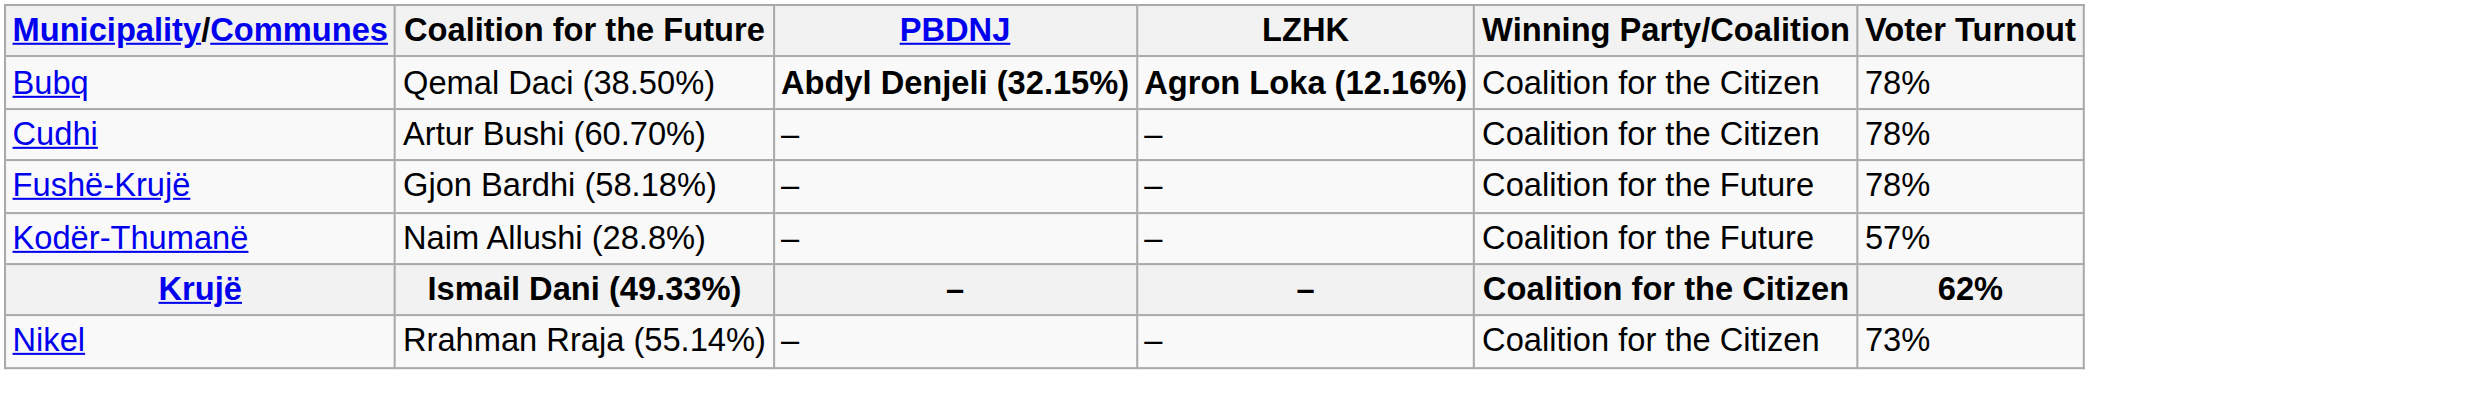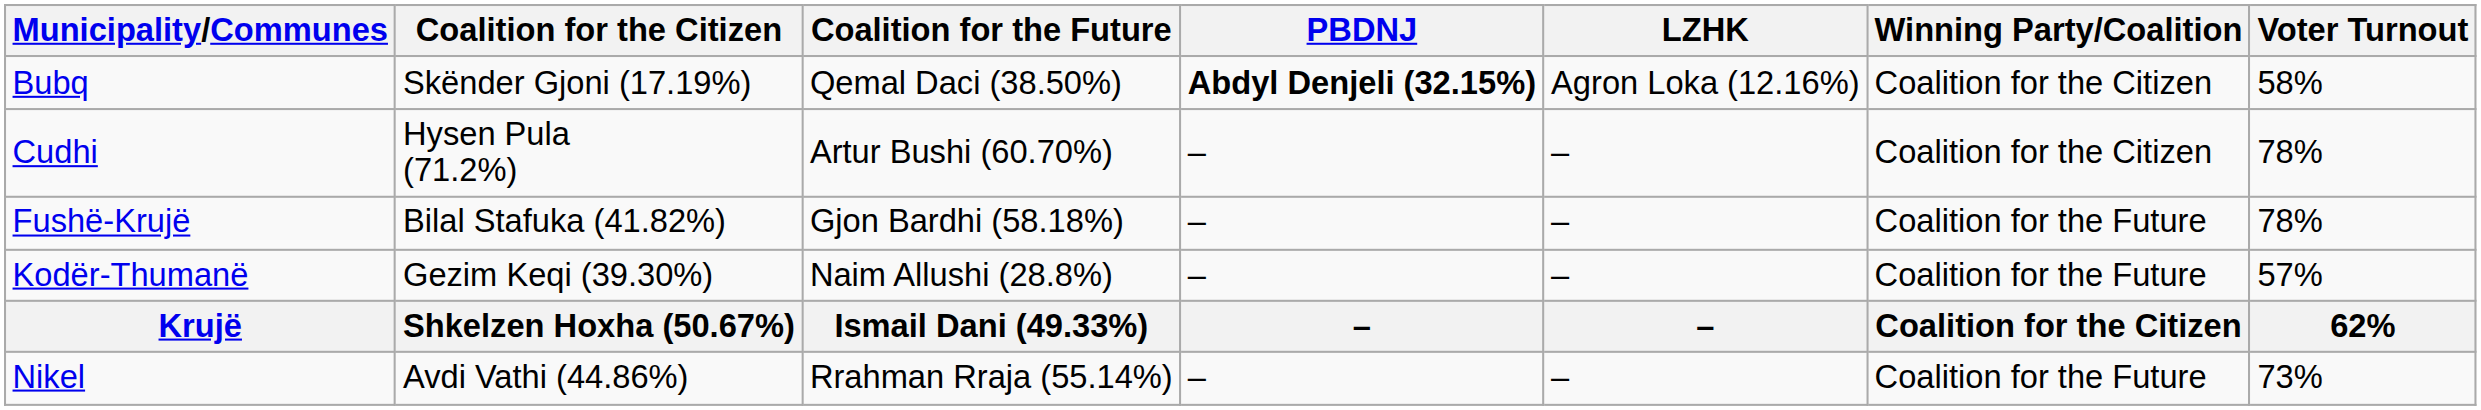+ column: (599, 30)
(1306, 82) bold -> (1705, 82) normal
(1898, 82) 78% -> (2290, 82) 58%
(1651, 340) Coalition for the Citizen -> (2041, 377) Coalition for the Future
